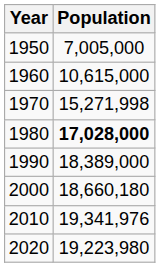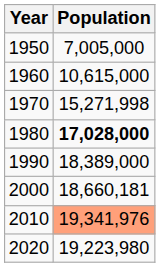(104, 190) 18,660,180 -> (104, 190) 18,660,181
(104, 219) no background -> (104, 219) lightsalmon background
